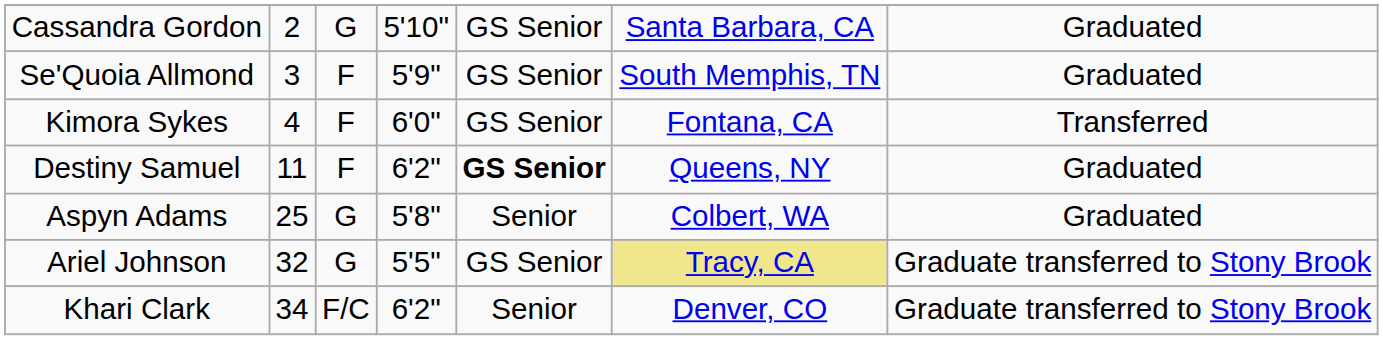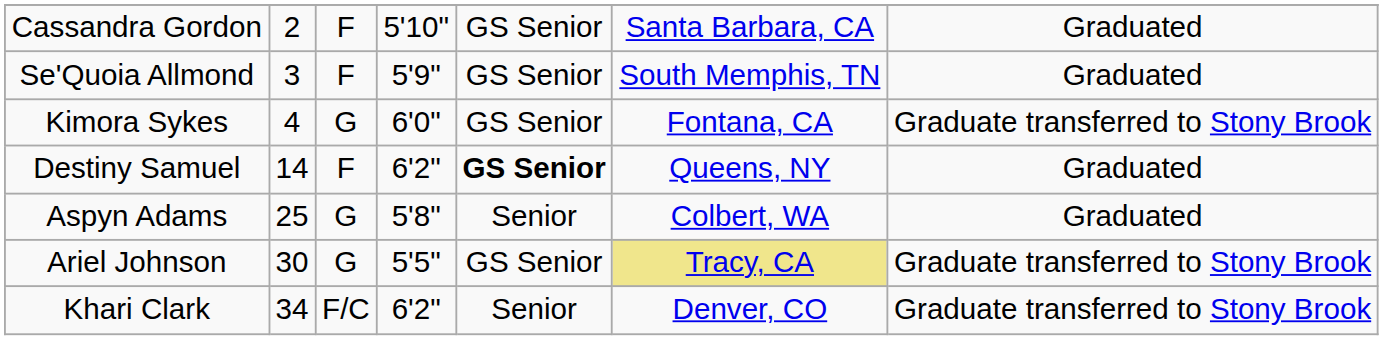(346, 27) G -> (346, 27) F
(346, 121) F -> (346, 121) G
(1133, 121) Transferred -> (1133, 121) Graduate transferred to Stony Brook
(292, 168) 11 -> (292, 168) 14
(292, 262) 32 -> (292, 262) 30
